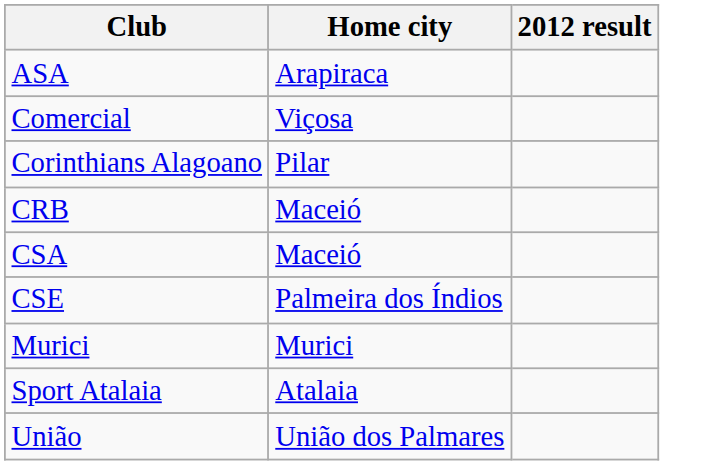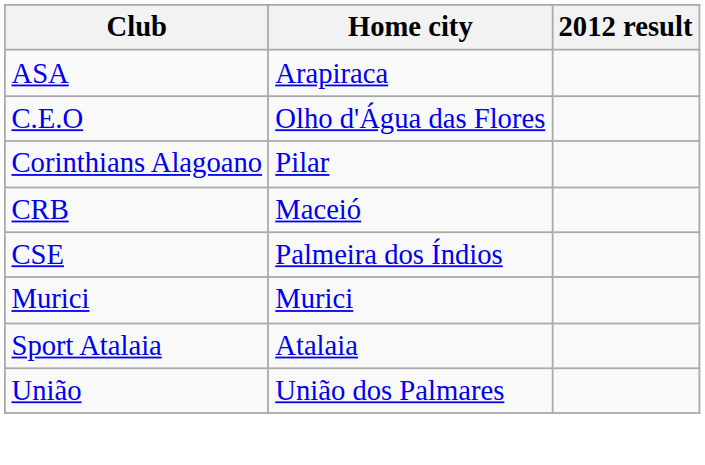+ row: (47, 118)
- row: (71, 118)
- row: (39, 254)
